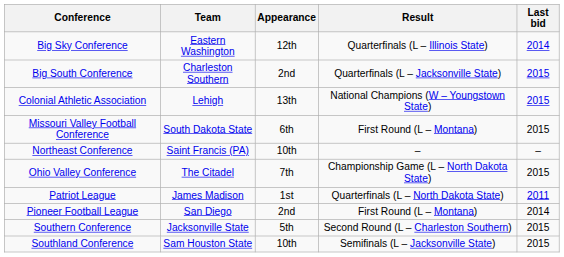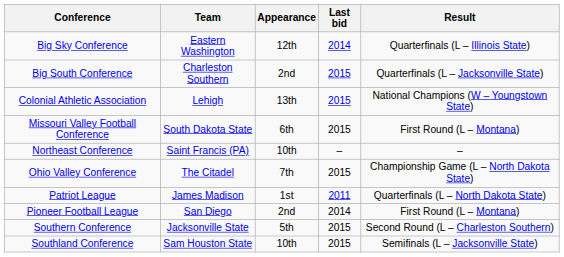columns swapped: (538, 18) <-> (418, 18)
